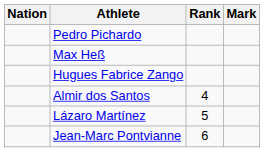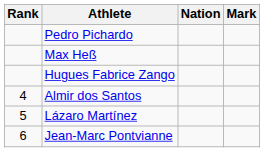columns swapped: (205, 14) <-> (27, 14)
